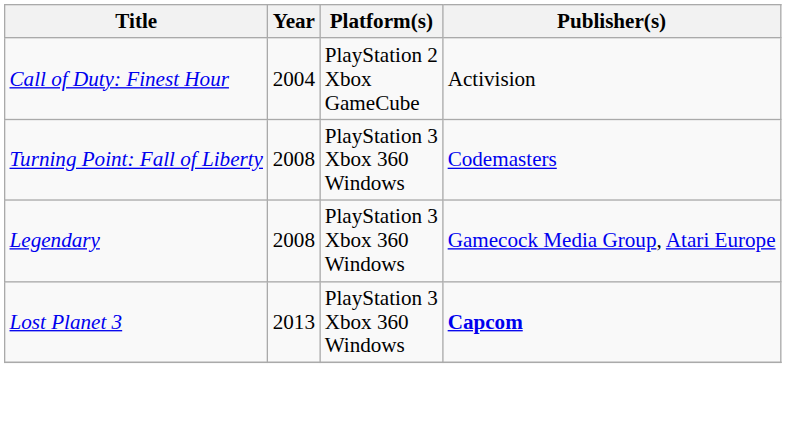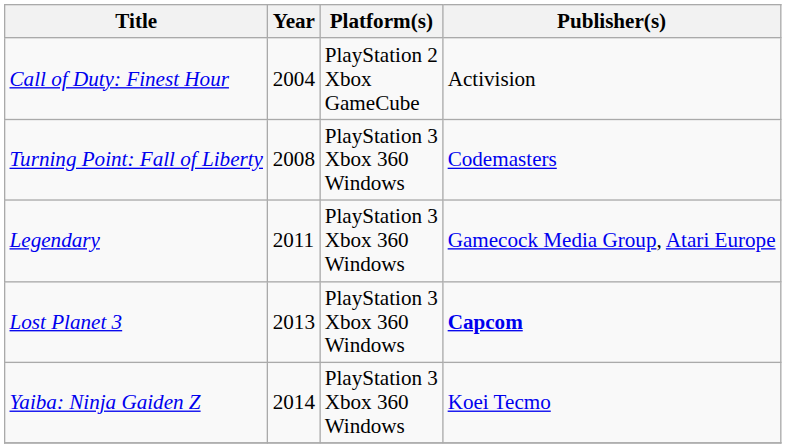(294, 240) 2008 -> (293, 240) 2011
+ row: (105, 402)
